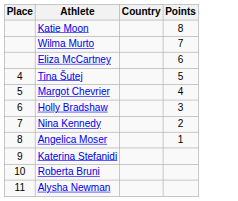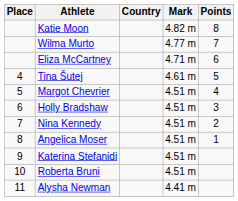+ column: (181, 12)
